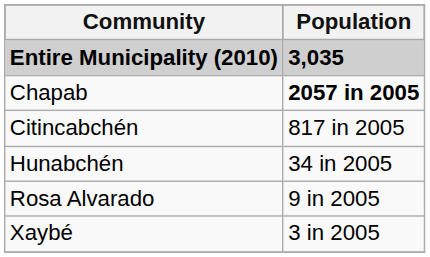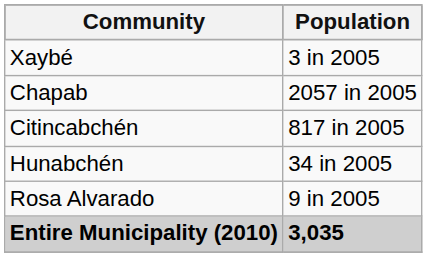rows swapped: (144, 57) <-> (41, 233)
(354, 92) bold -> (353, 92) normal
